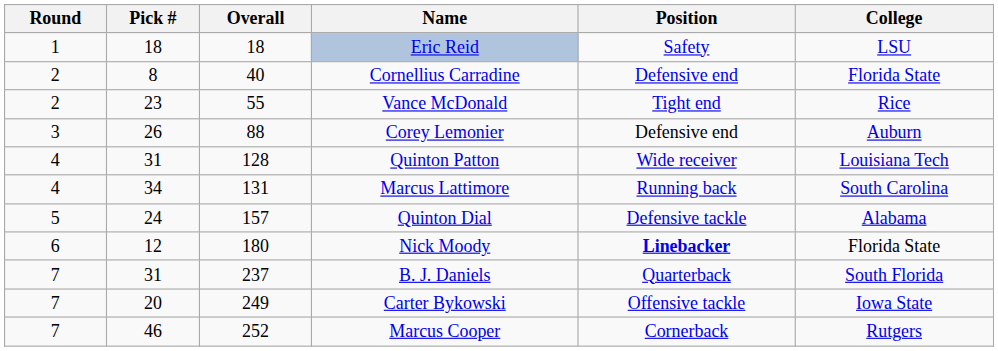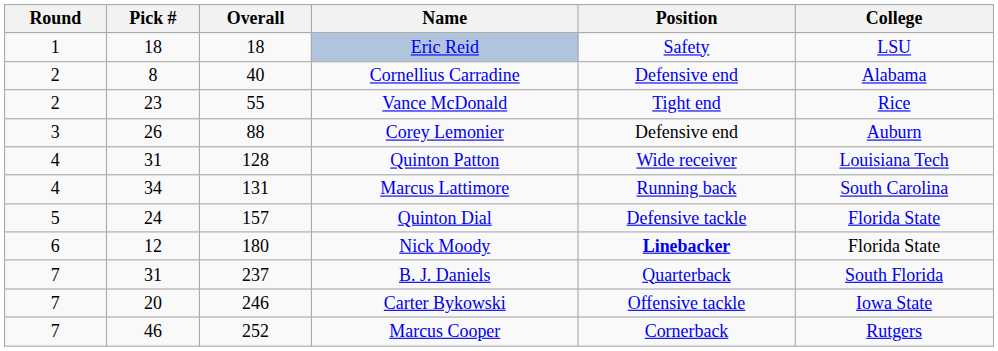(894, 75) Florida State -> (894, 75) Alabama
(894, 217) Alabama -> (894, 217) Florida State
(256, 302) 249 -> (256, 302) 246
